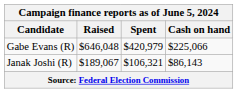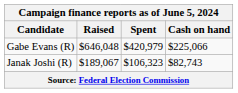(143, 63) $106,321 -> (143, 63) $106,323
(185, 63) $86,143 -> (185, 63) $82,743
